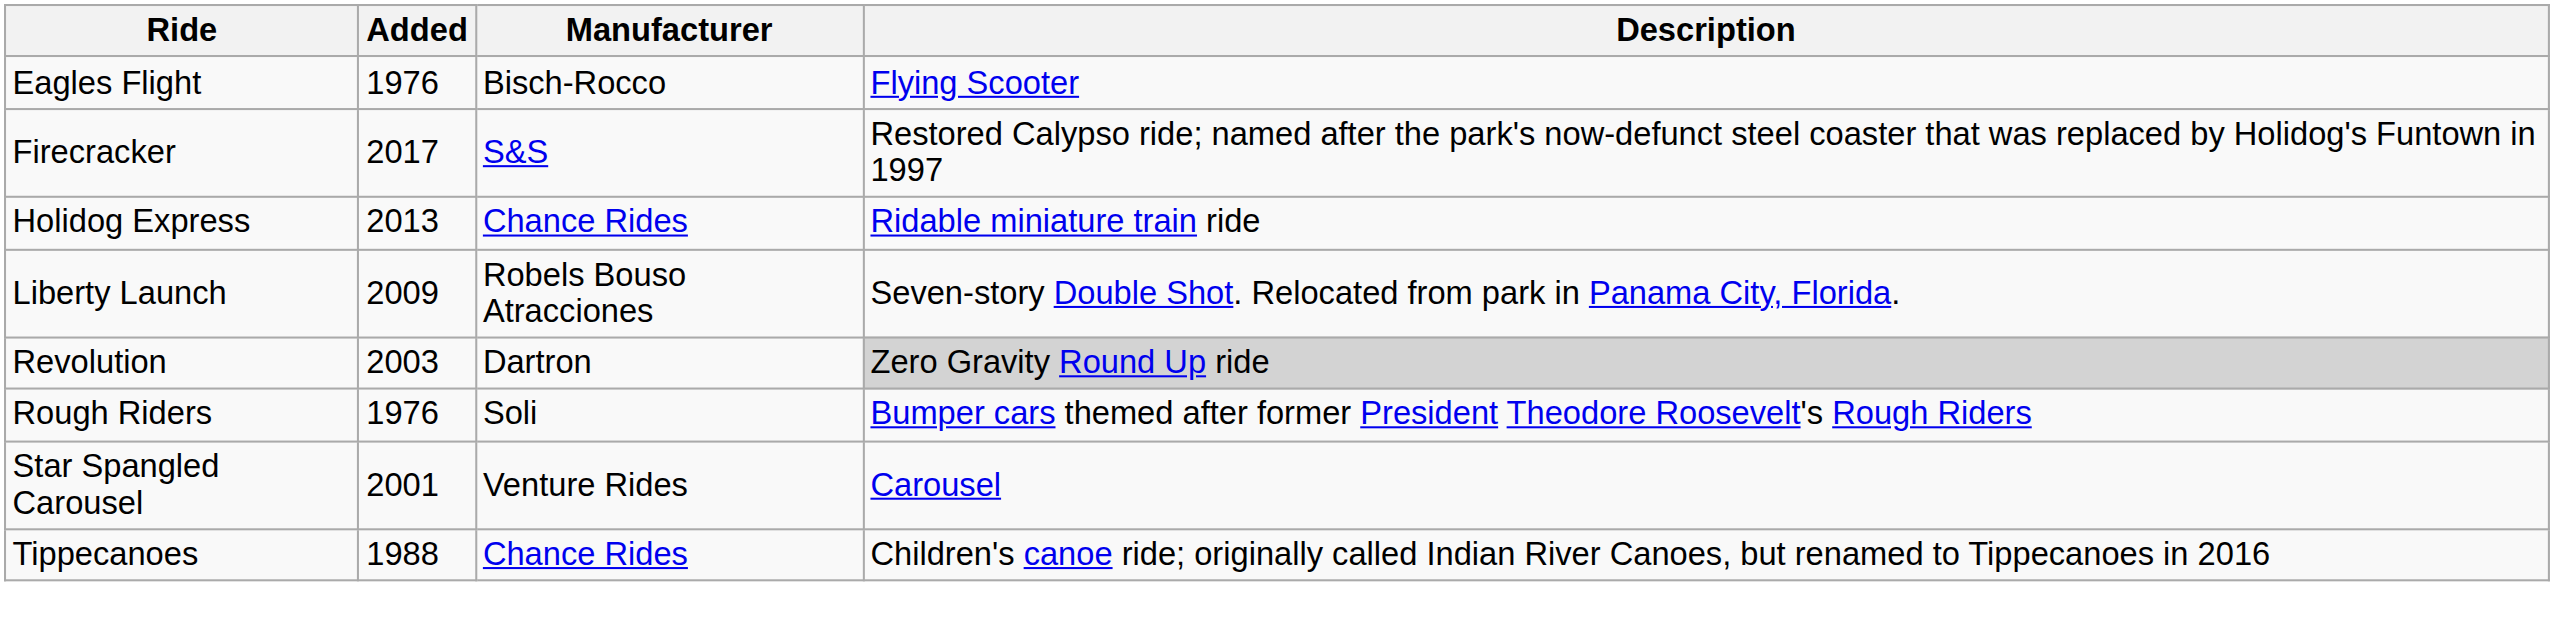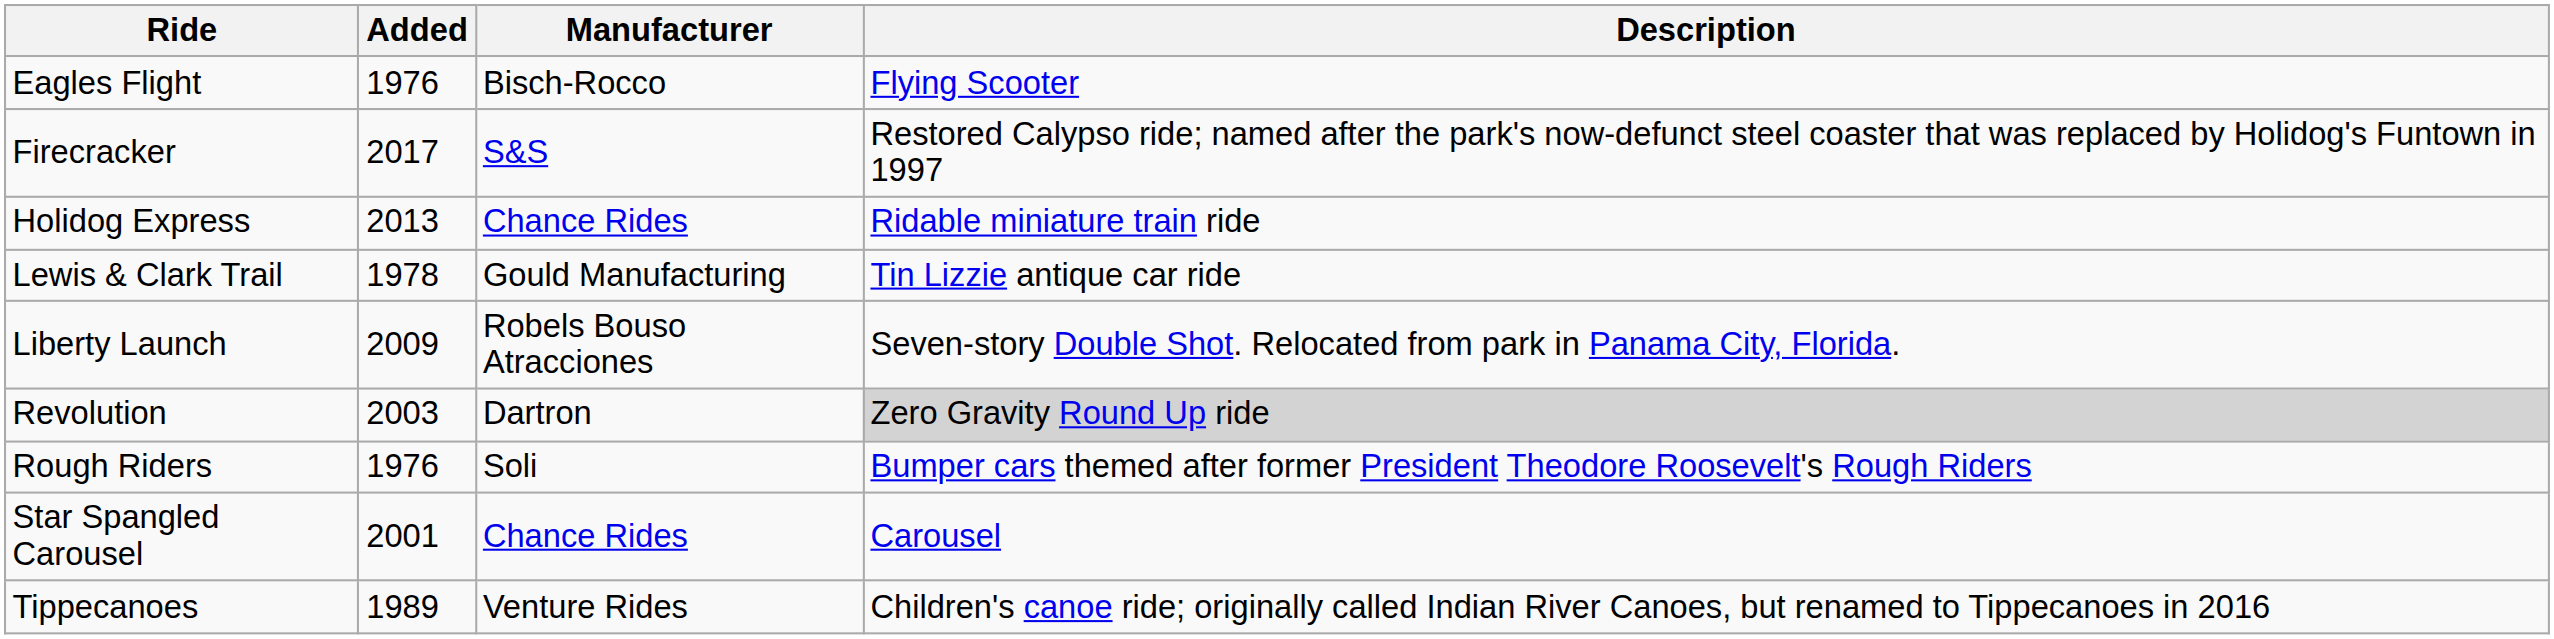+ row: (148, 274)
(585, 484) Venture Rides -> (585, 536) Chance Rides
(403, 554) 1988 -> (403, 606) 1989
(585, 554) Chance Rides -> (585, 606) Venture Rides
